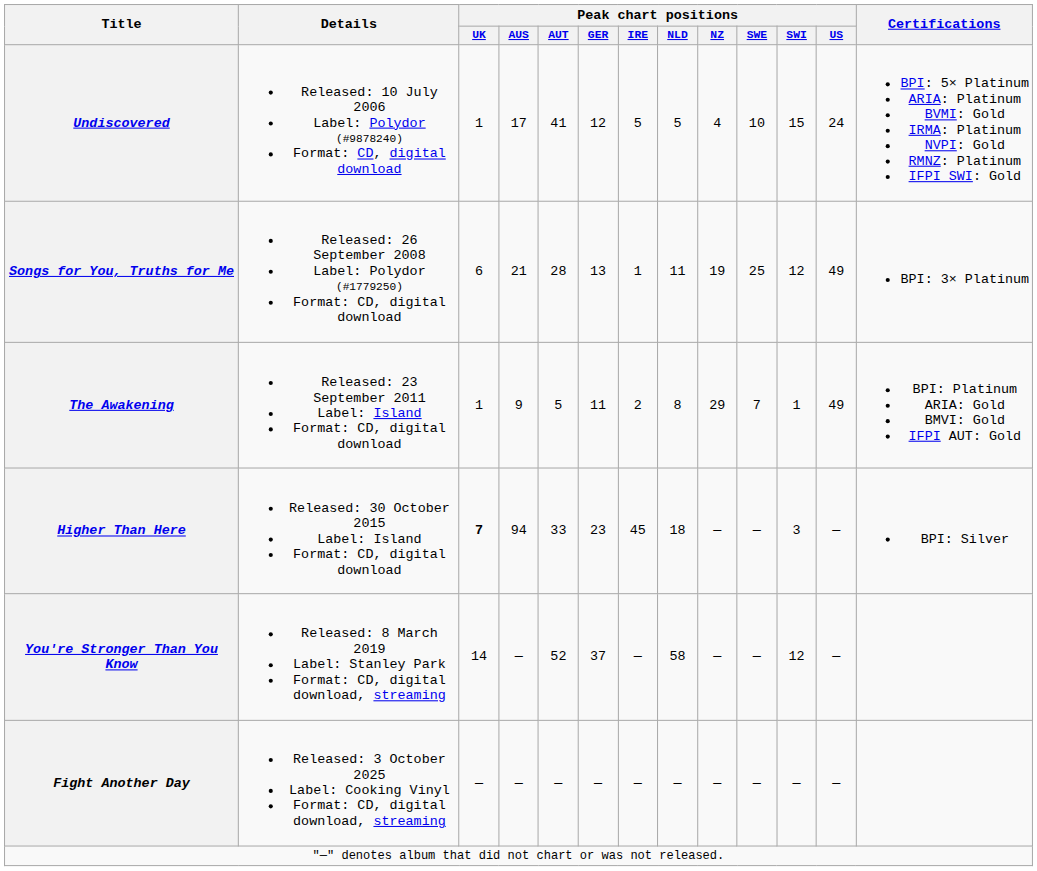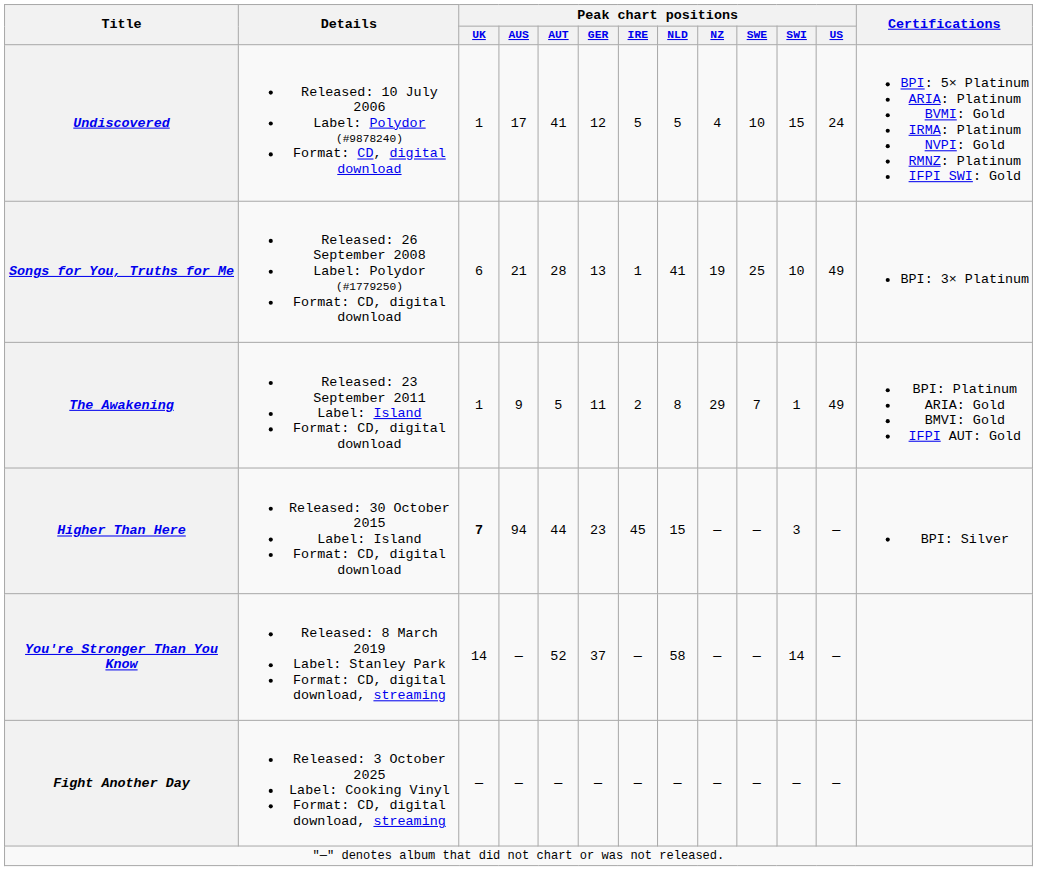(677, 272) 11 -> (677, 272) 41
(797, 272) 12 -> (797, 272) 10
(558, 531) 33 -> (558, 531) 44
(677, 531) 18 -> (677, 531) 15
(797, 657) 12 -> (797, 657) 14
